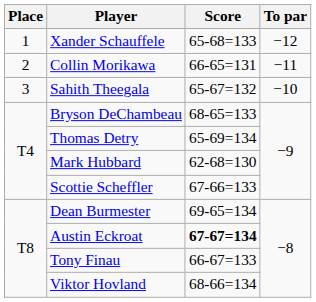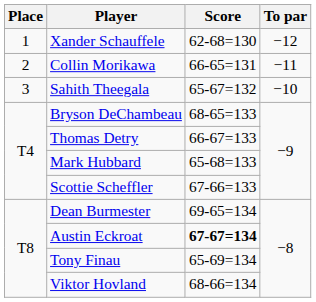(223, 41) 65-68=133 -> (223, 41) 62-68=130
(223, 138) 65-69=134 -> (223, 138) 66-67=133
(223, 162) 62-68=130 -> (223, 162) 65-68=133
(223, 260) 66-67=133 -> (223, 260) 65-69=134
